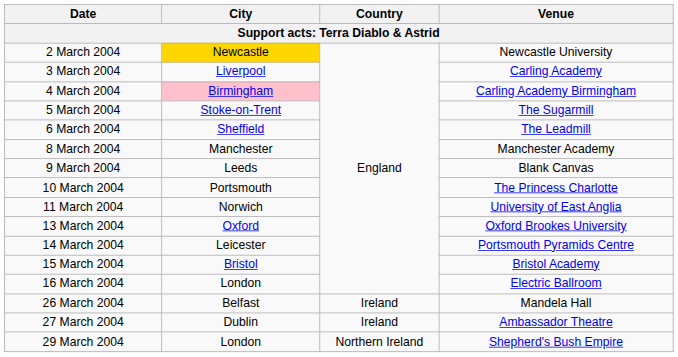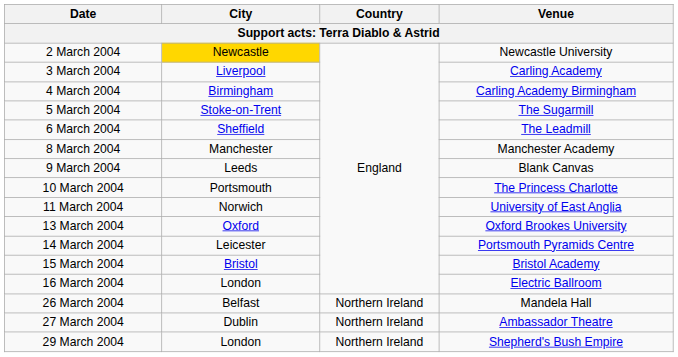(241, 91) pink background -> (241, 91) no background
(379, 303) Ireland -> (379, 303) Northern Ireland
(379, 322) Ireland -> (379, 322) Northern Ireland
